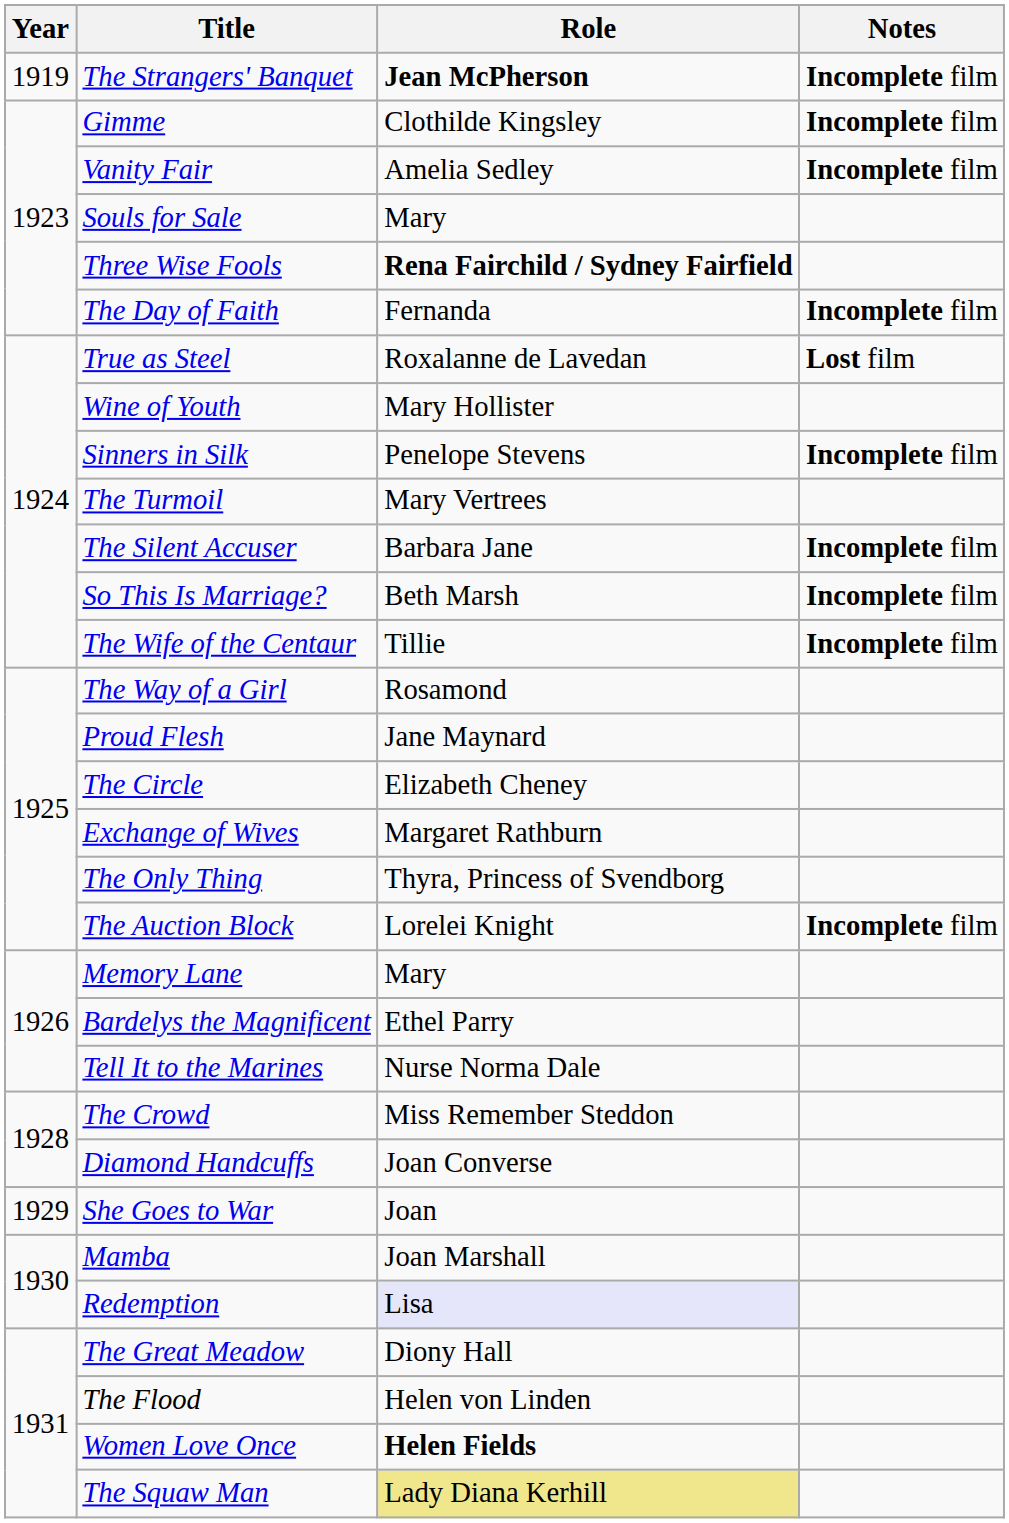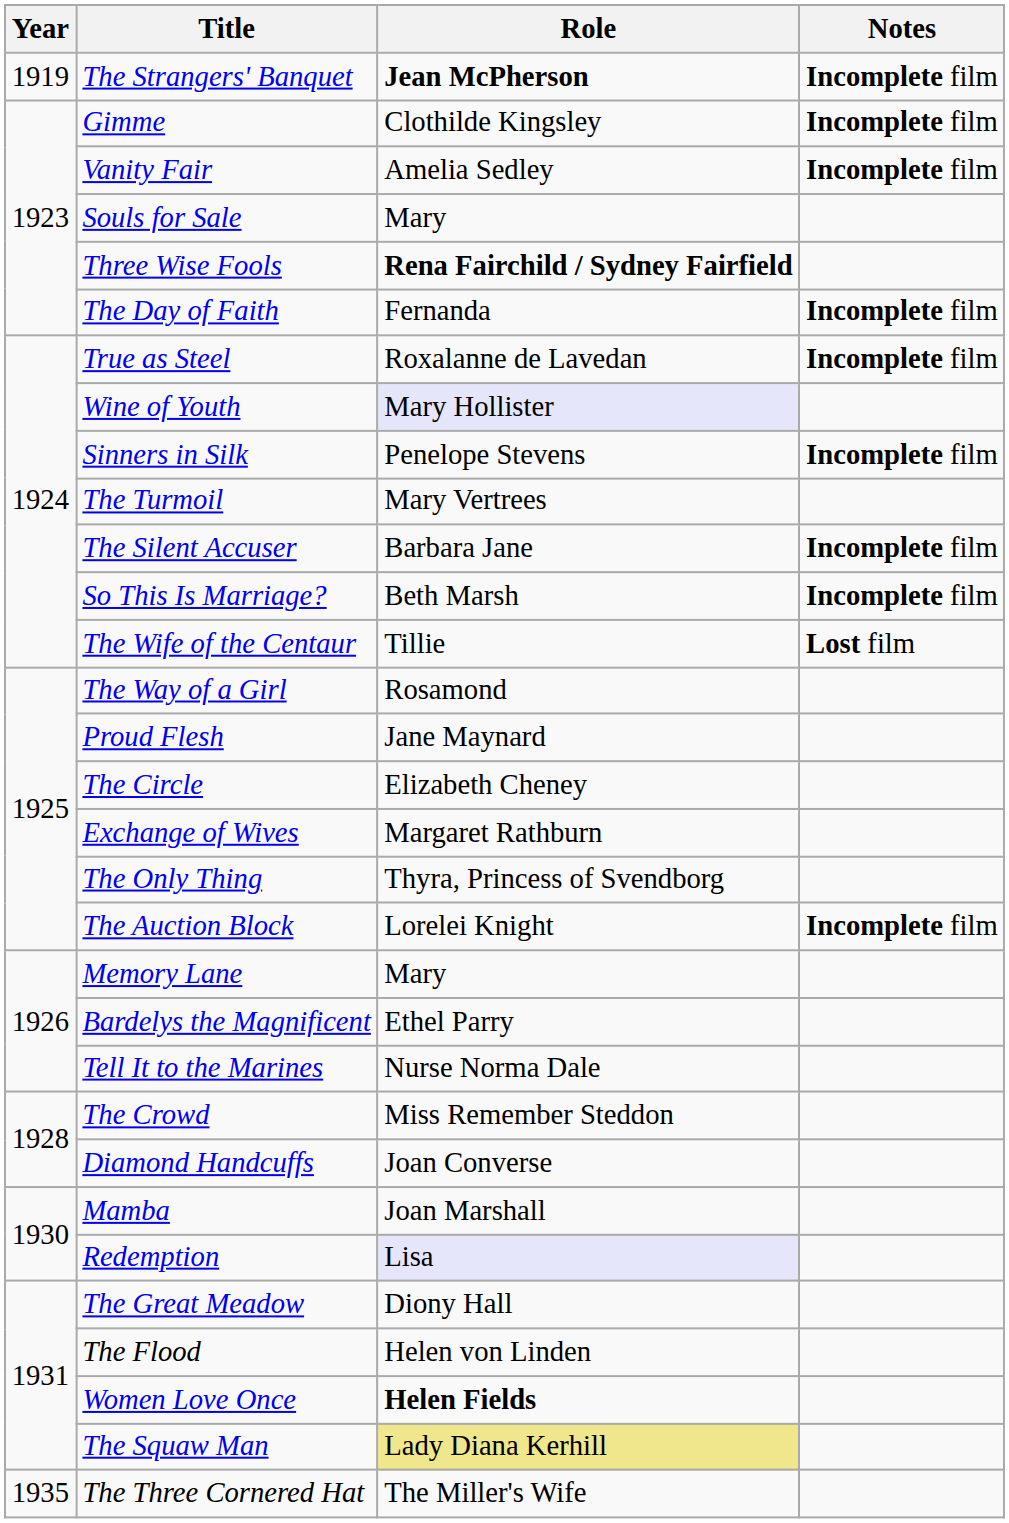(861, 359) Lost film -> (902, 359) Incomplete film
(469, 406) no background -> (469, 406) lavender background
(902, 642) Incomplete film -> (861, 642) Lost film
- row: (178, 1210)
+ row: (223, 1493)
